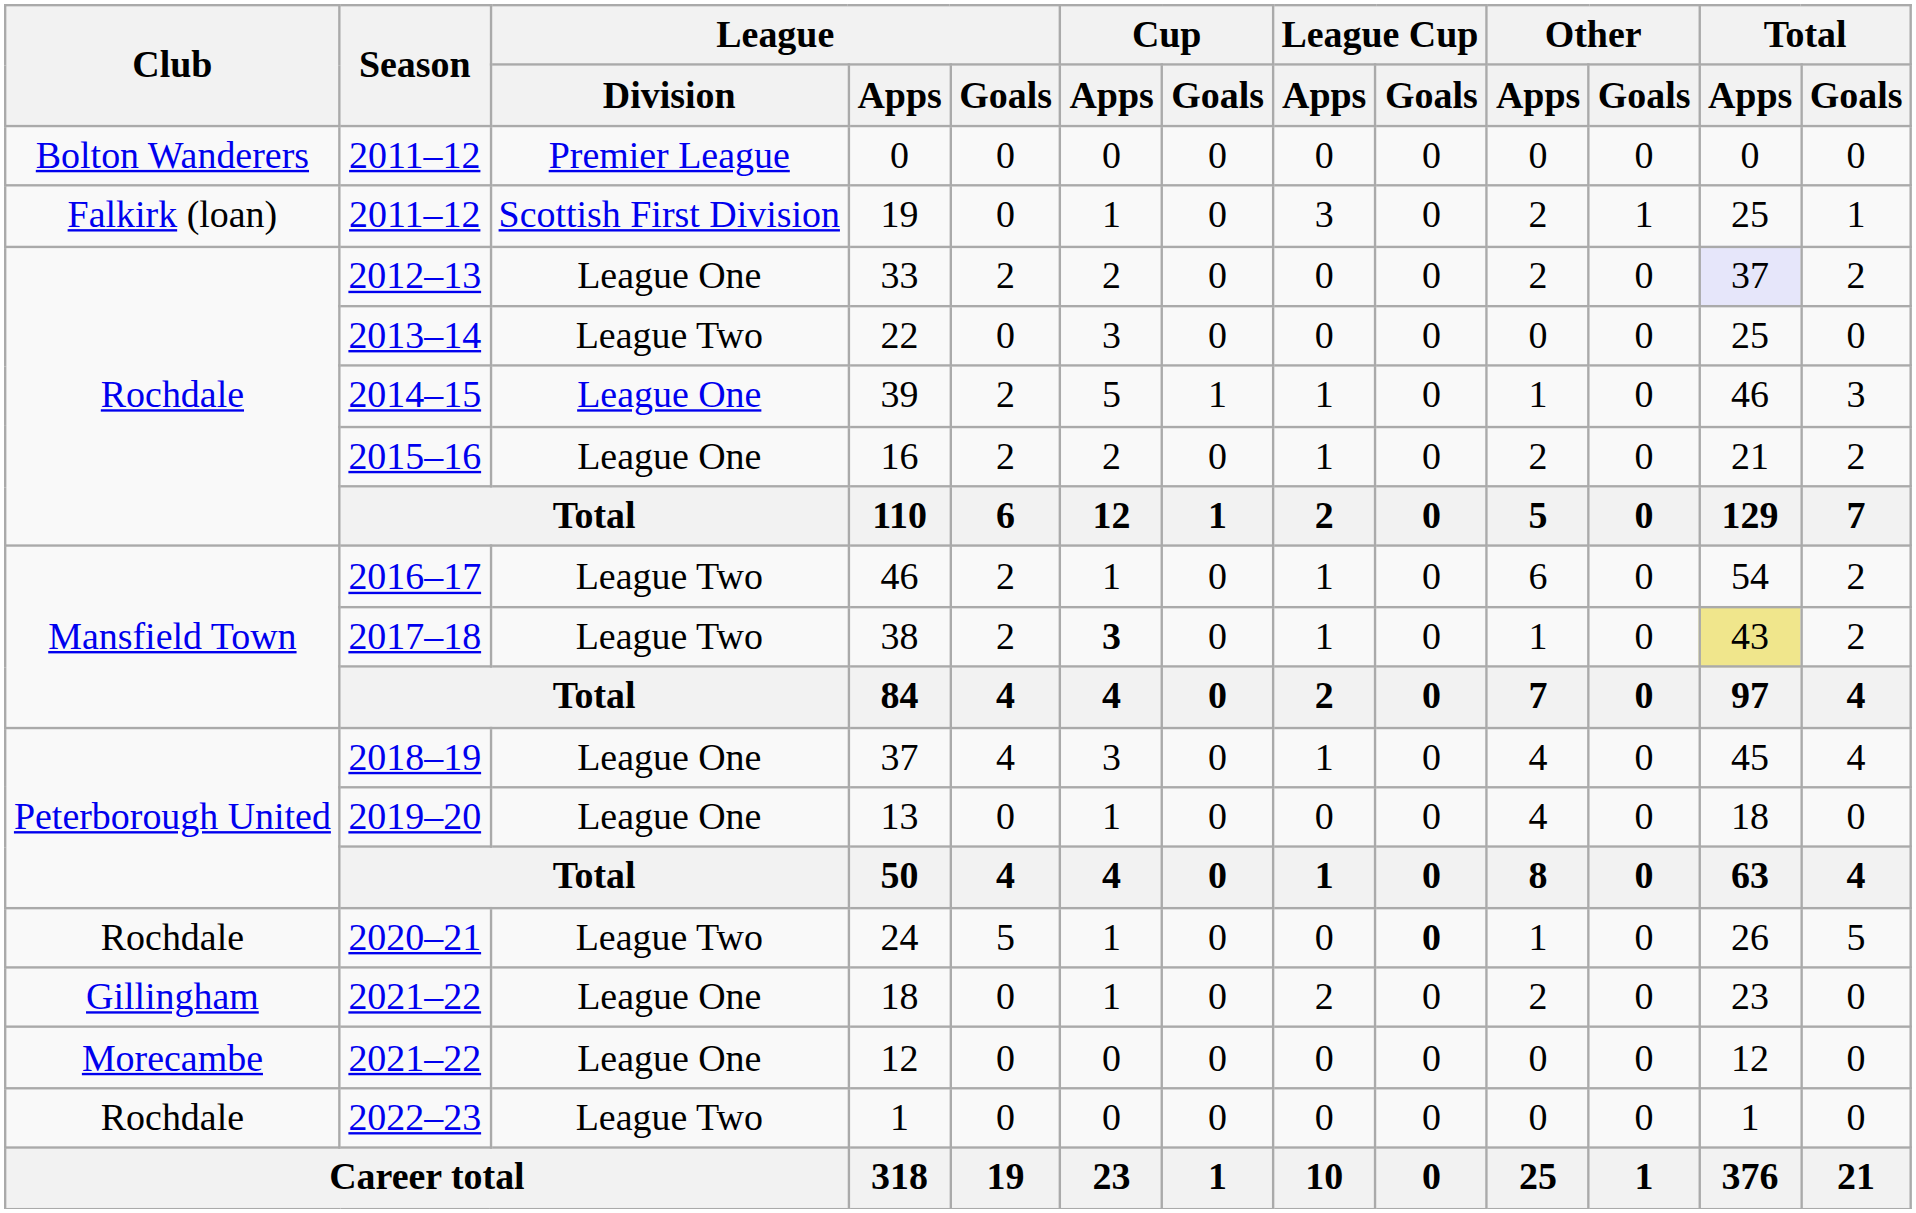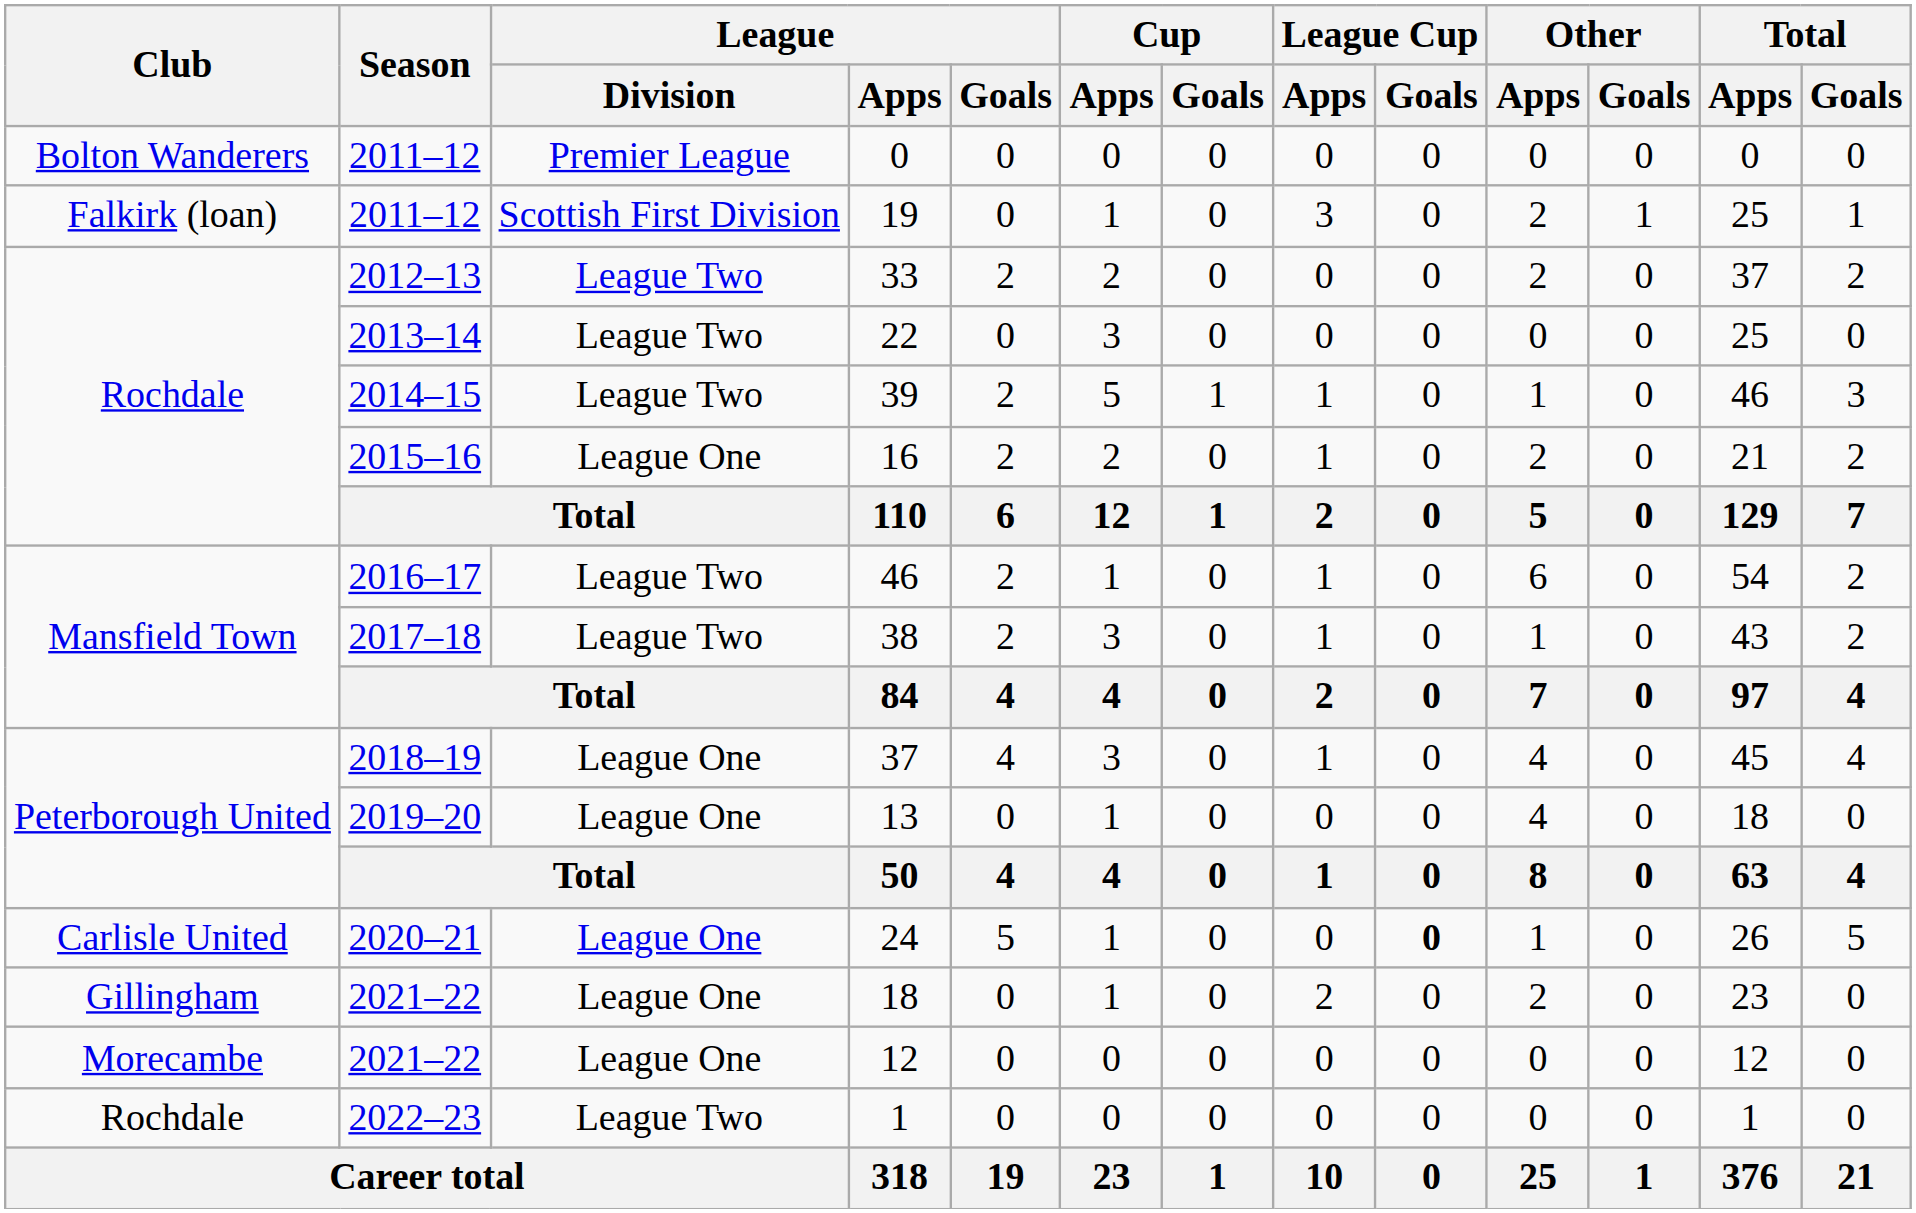(669, 275) League One -> (669, 275) League Two
(1750, 275) lavender background -> (1750, 275) no background
(669, 395) League One -> (669, 395) League Two
(1112, 635) bold -> (1112, 635) normal
(1750, 635) khaki background -> (1750, 635) no background
(172, 936) Rochdale -> (172, 936) Carlisle United
(669, 936) League Two -> (669, 936) League One
